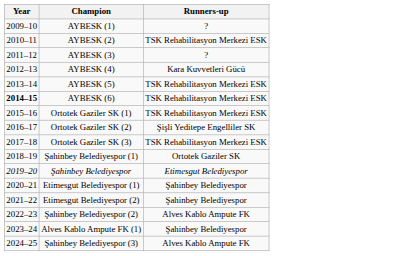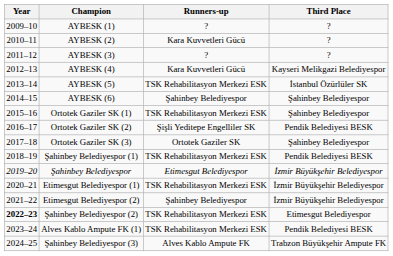+ column: (329, 12)
(206, 41) TSK Rehabilitasyon Merkezi ESK -> (206, 41) Kara Kuvvetleri Gücü
(22, 99) bold -> (22, 99) normal
(206, 99) TSK Rehabilitasyon Merkezi ESK -> (206, 99) Şahinbey Belediyespor
(206, 142) TSK Rehabilitasyon Merkezi ESK -> (206, 142) Ortotek Gaziler SK
(206, 157) Ortotek Gaziler SK -> (206, 157) TSK Rehabilitasyon Merkezi ESK
(206, 185) Şahinbey Belediyespor -> (206, 185) TSK Rehabilitasyon Merkezi ESK
(22, 214) normal -> (22, 214) bold
(206, 214) Alves Kablo Ampute FK -> (206, 214) TSK Rehabilitasyon Merkezi ESK
(206, 229) Şahinbey Belediyespor -> (206, 229) TSK Rehabilitasyon Merkezi ESK
